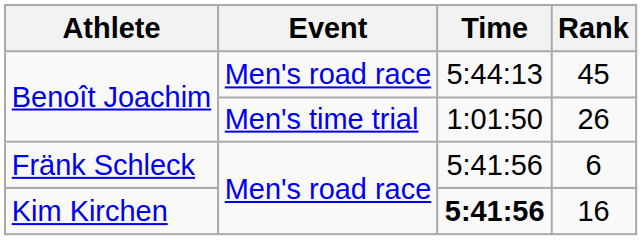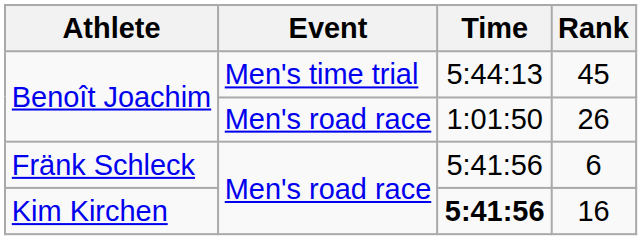(328, 74) Men's road race -> (322, 74) Men's time trial
(322, 120) Men's time trial -> (328, 120) Men's road race
